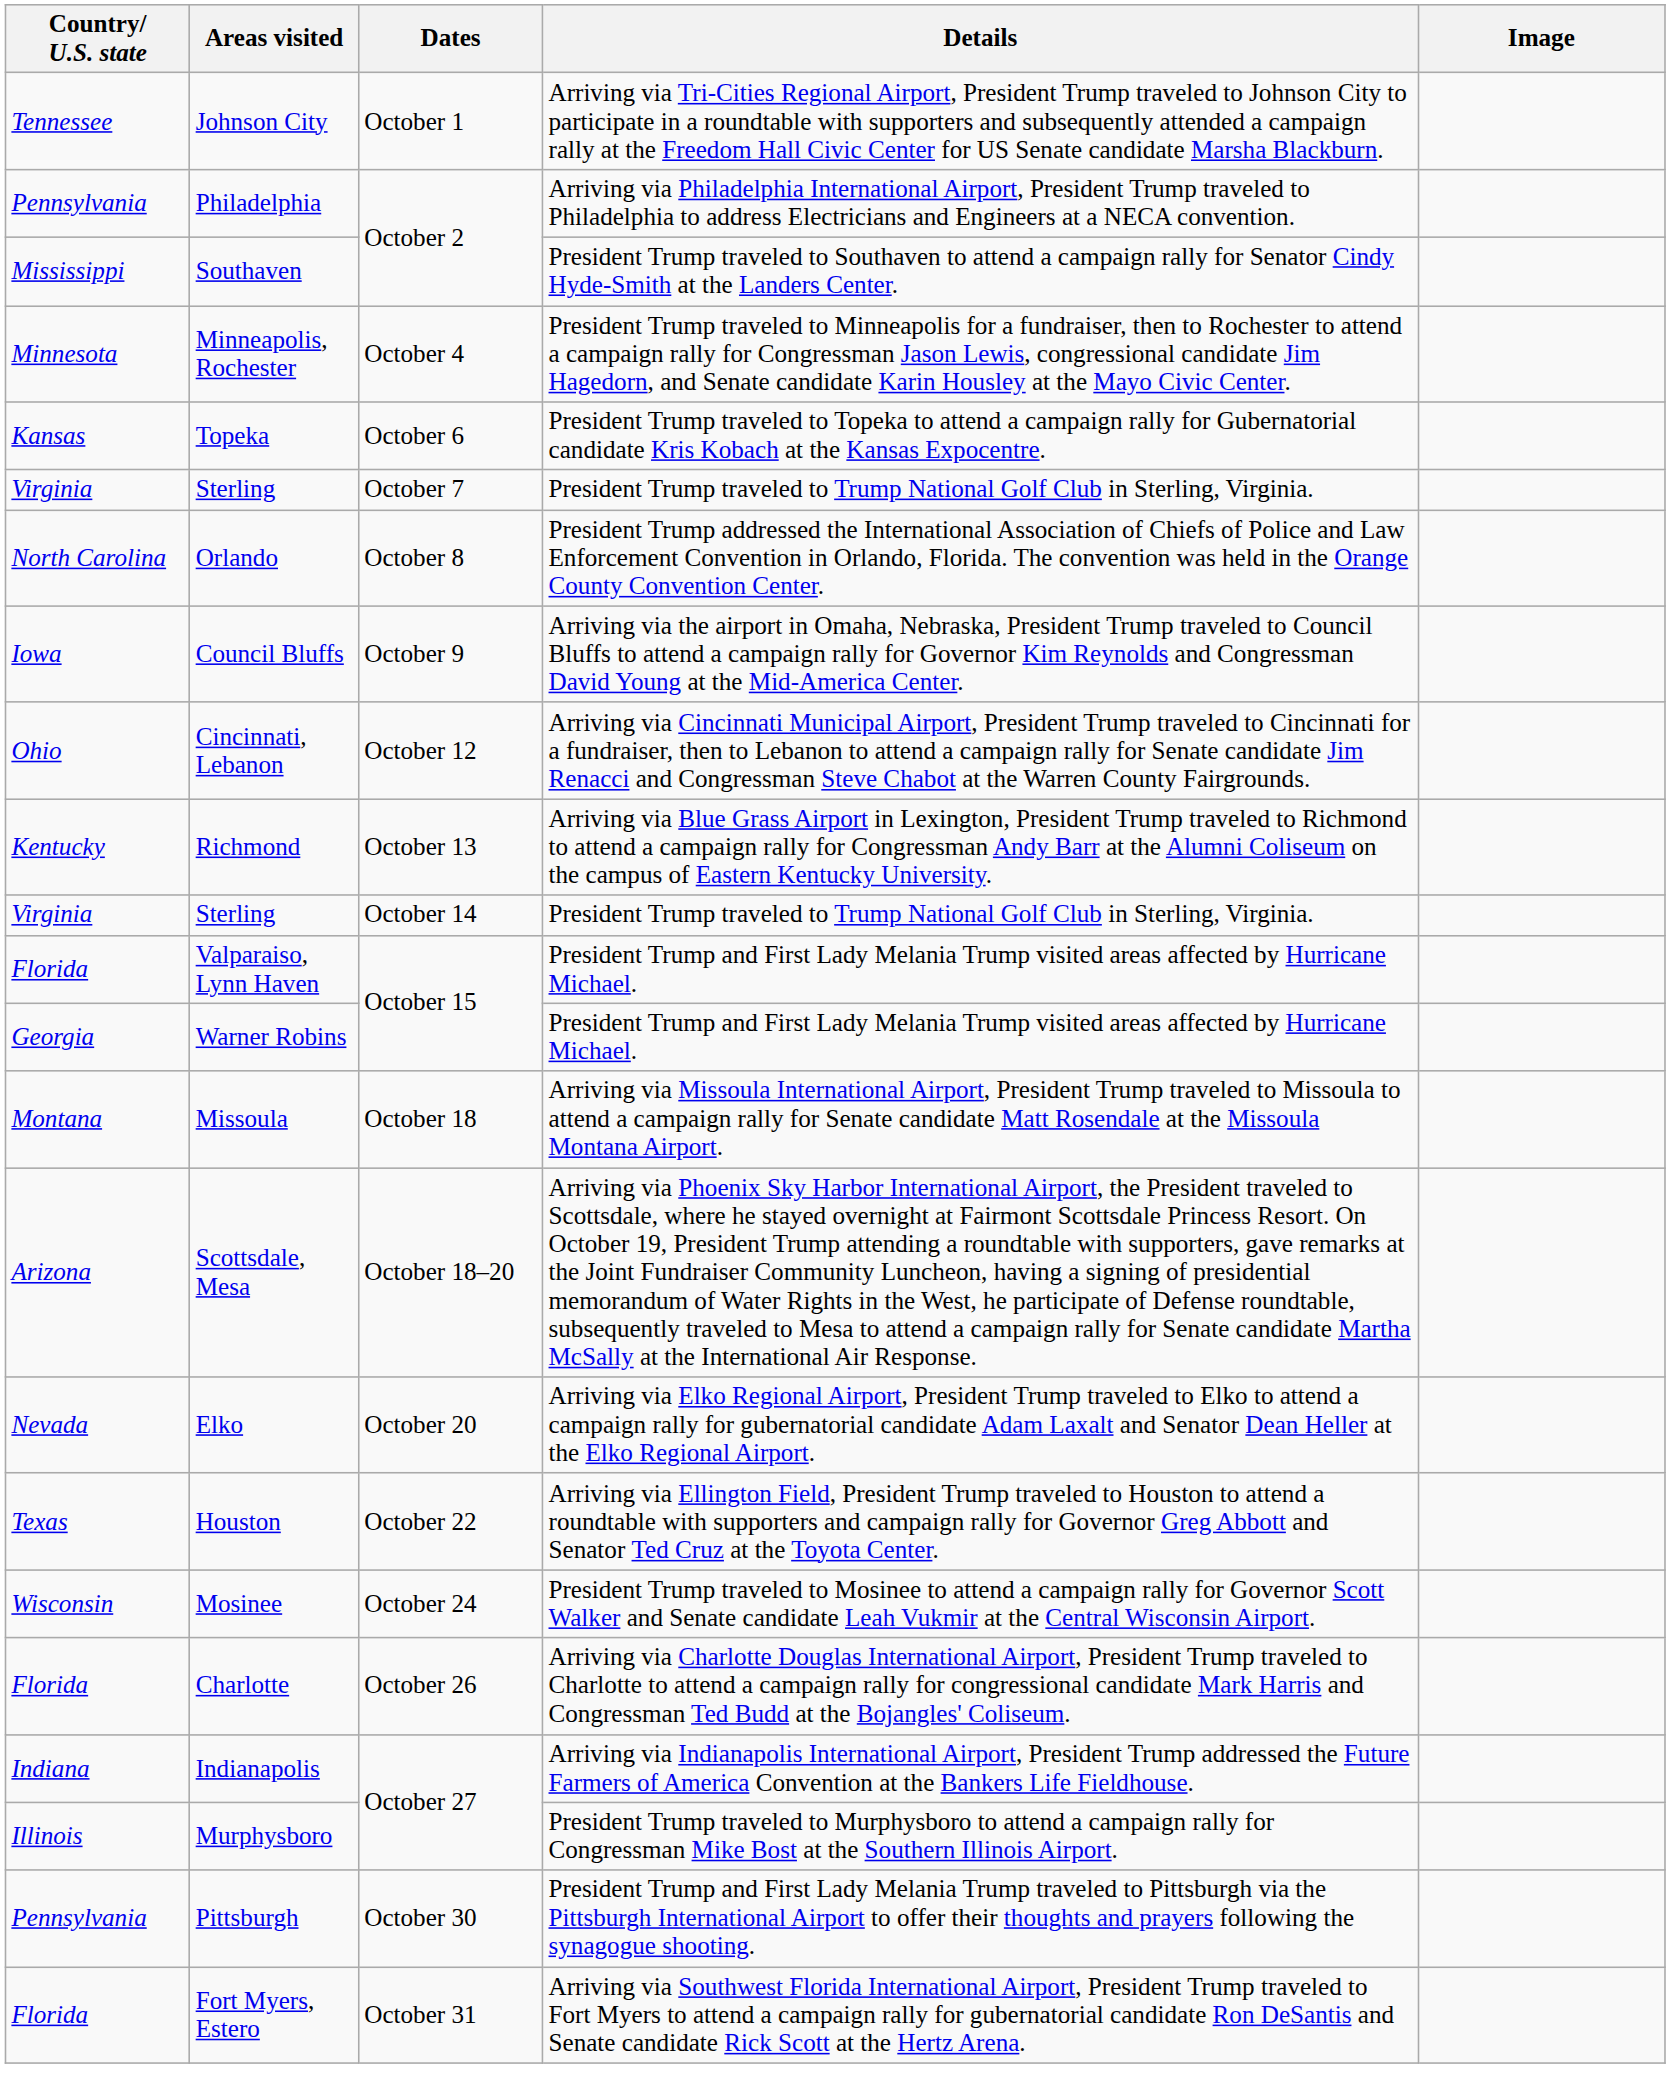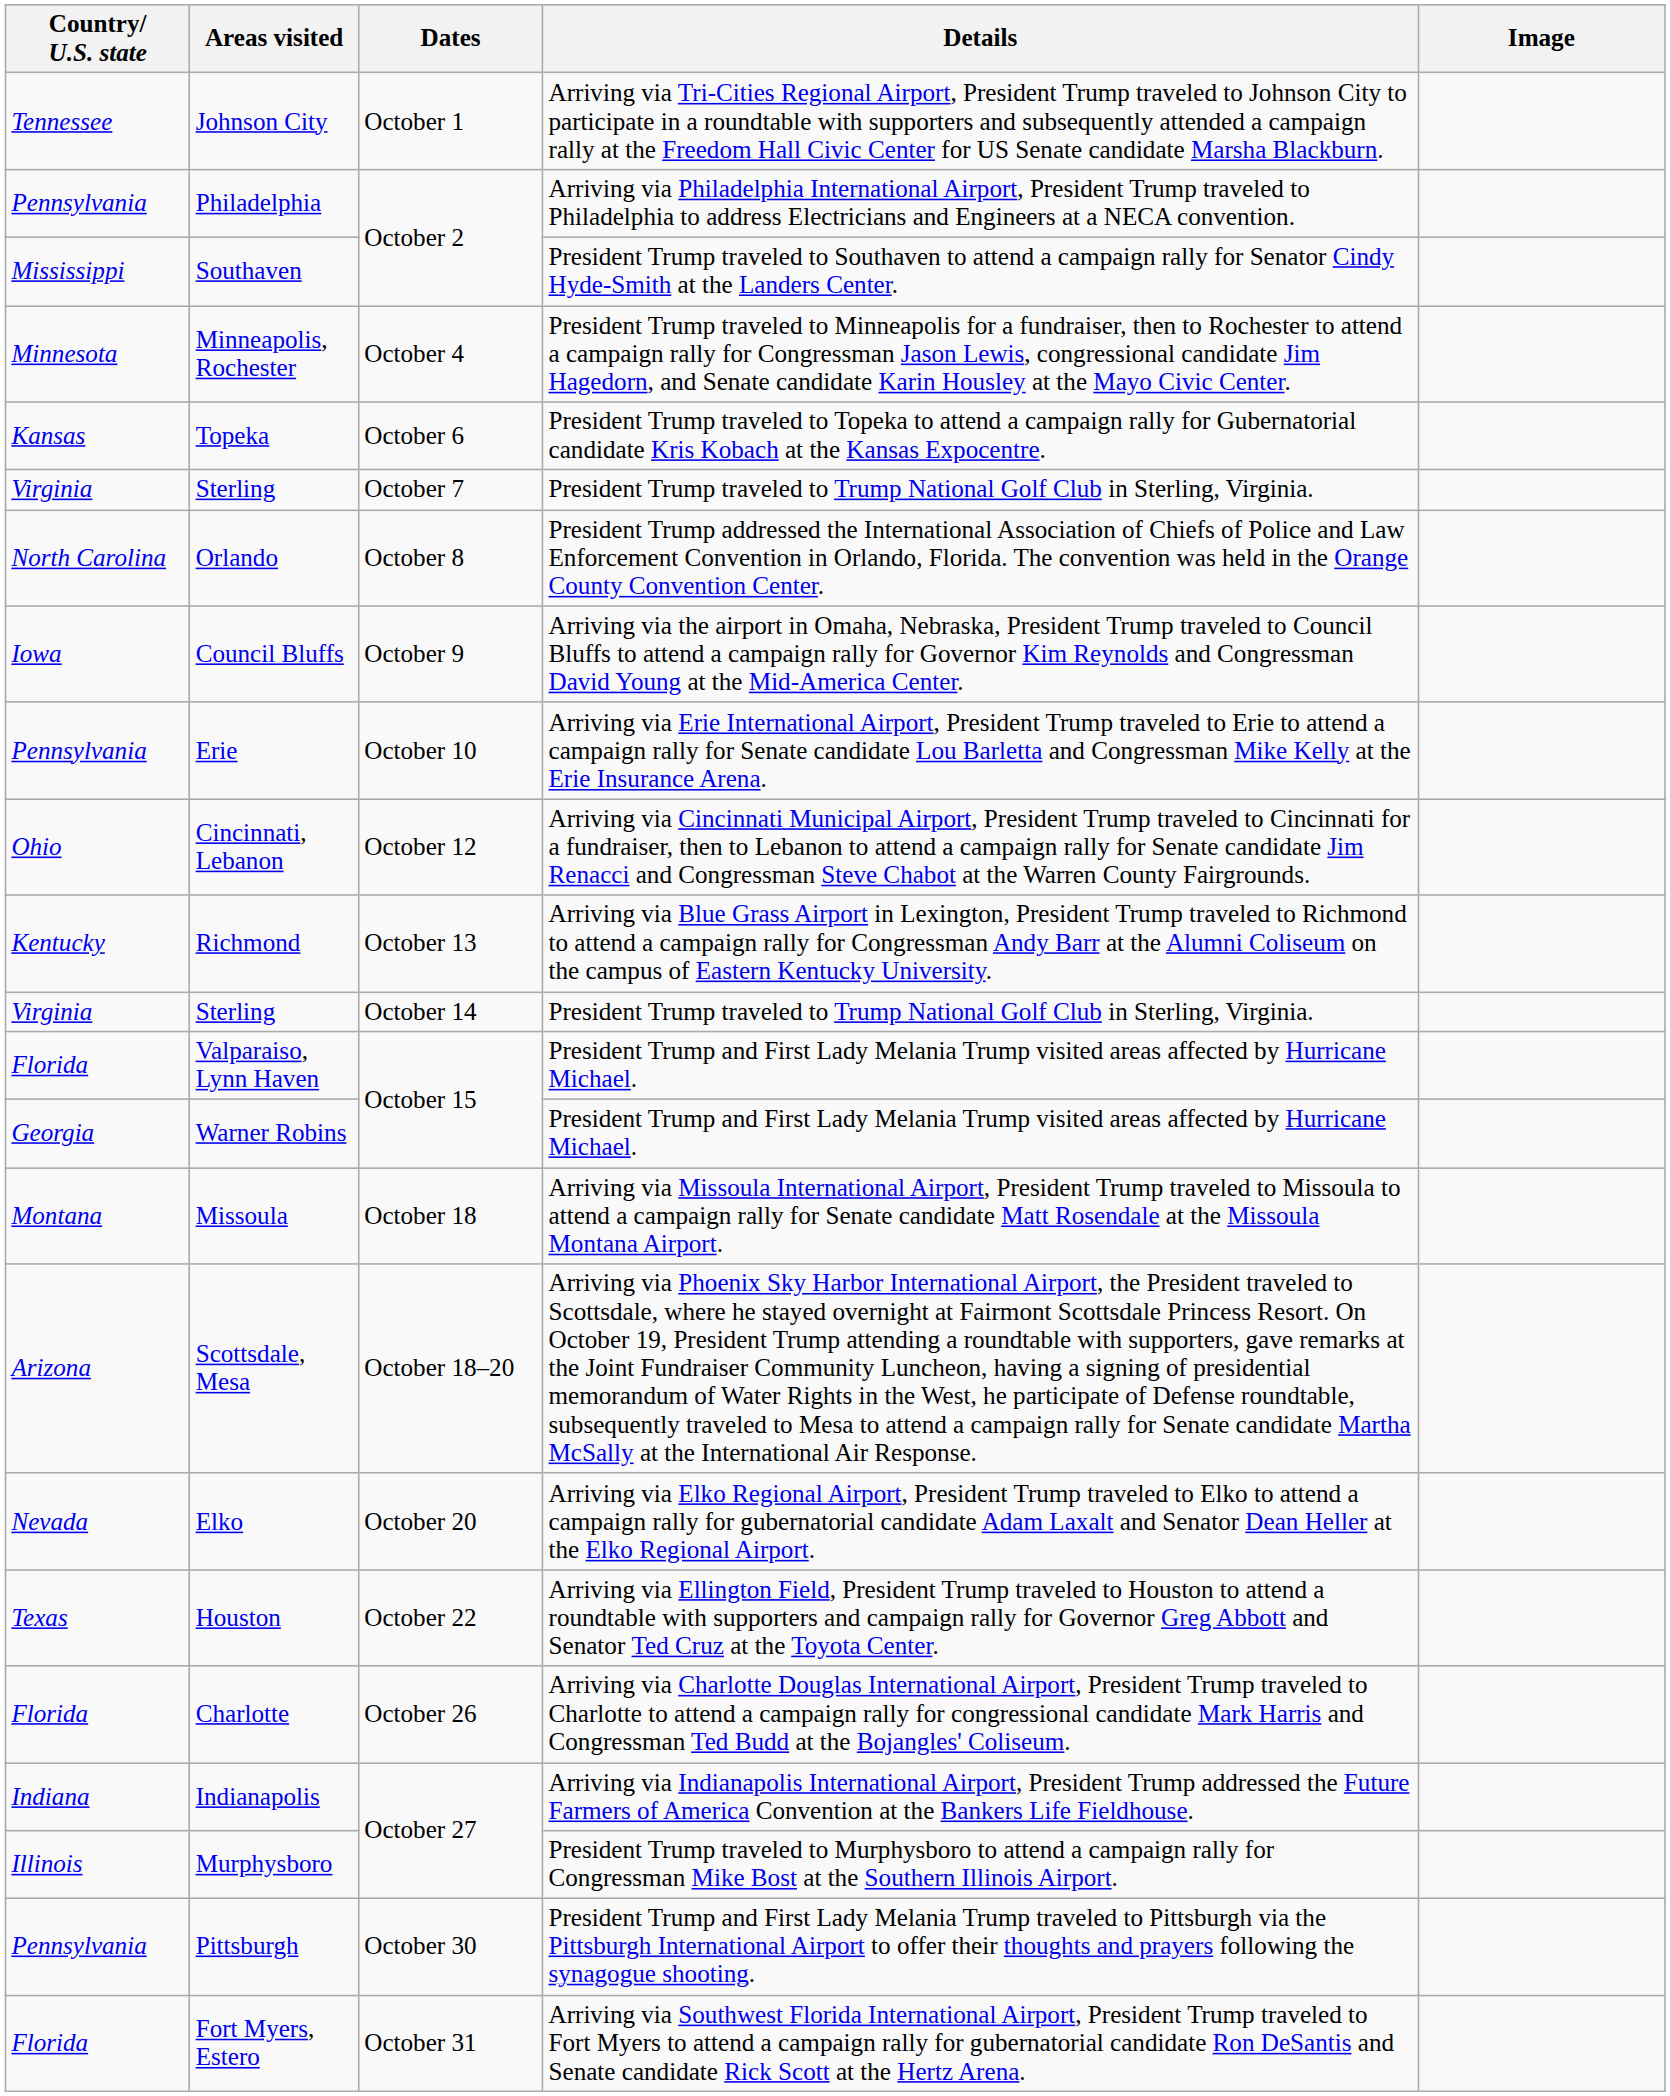+ row: (217, 750)
- row: (239, 1603)
